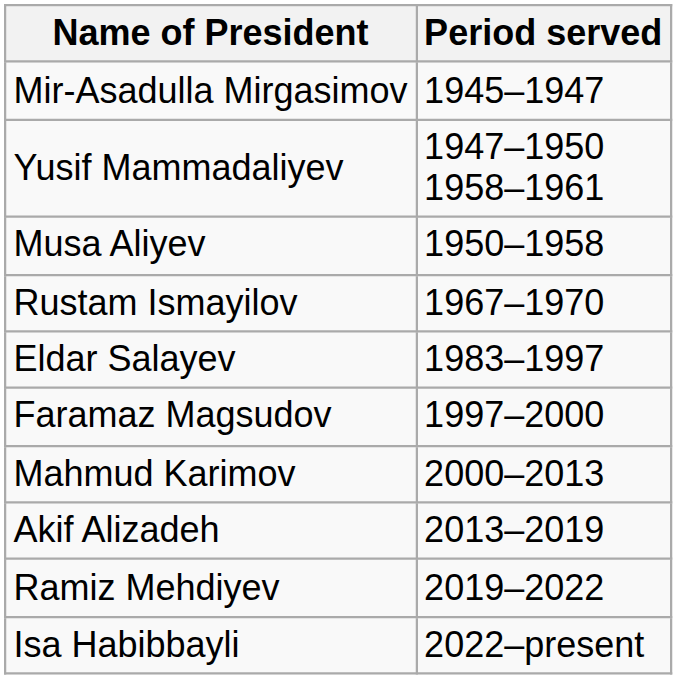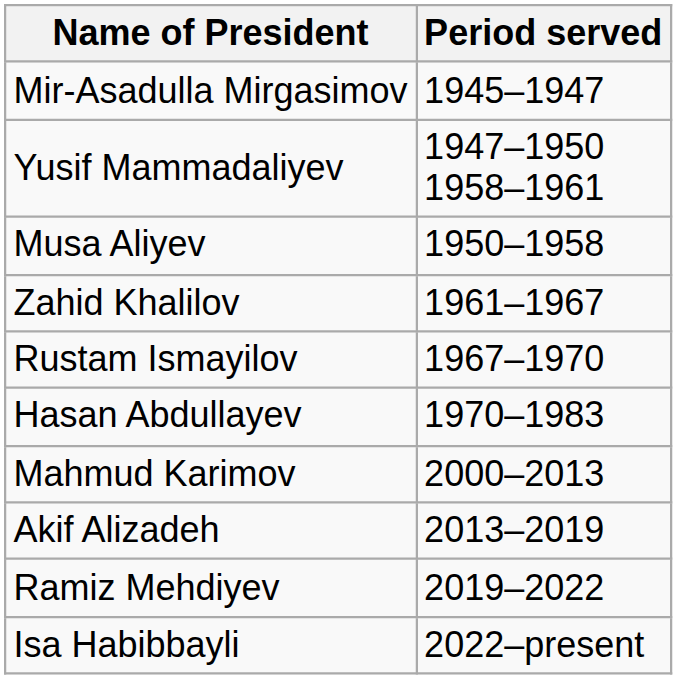+ row: (126, 301)
+ row: (158, 416)
- row: (124, 359)
- row: (172, 416)
